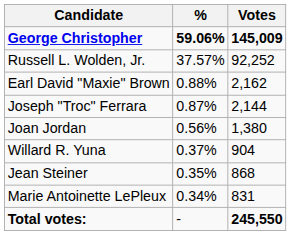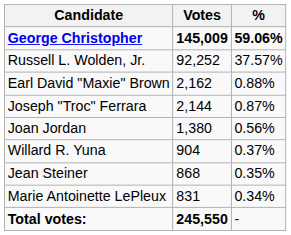columns swapped: (257, 15) <-> (201, 15)
